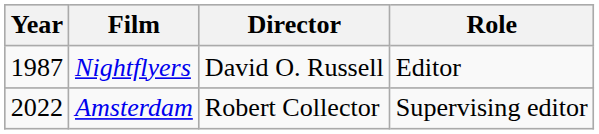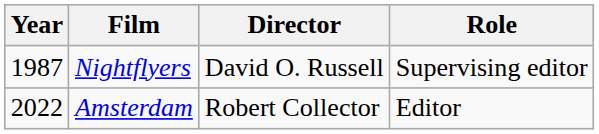(428, 66) Editor -> (492, 66) Supervising editor
(492, 107) Supervising editor -> (428, 107) Editor
